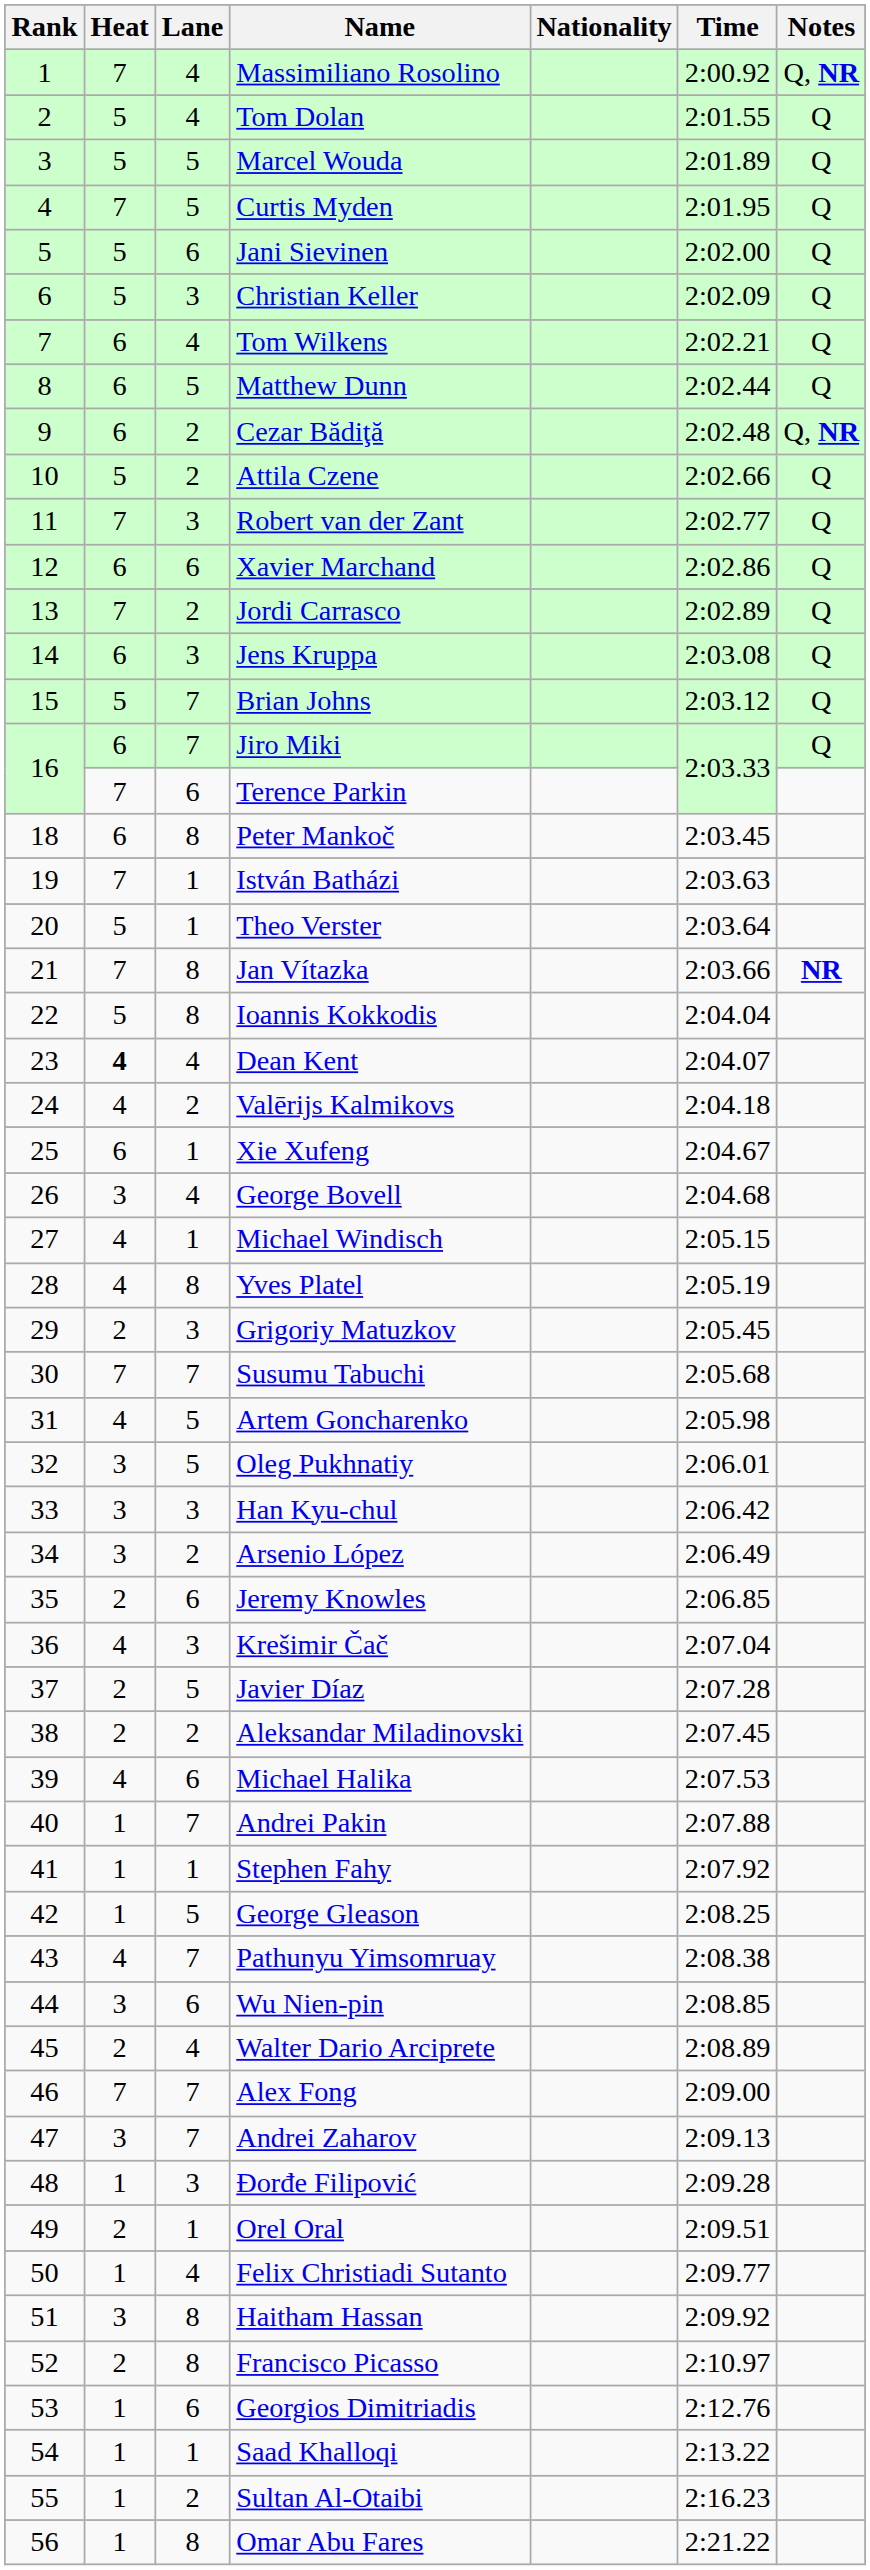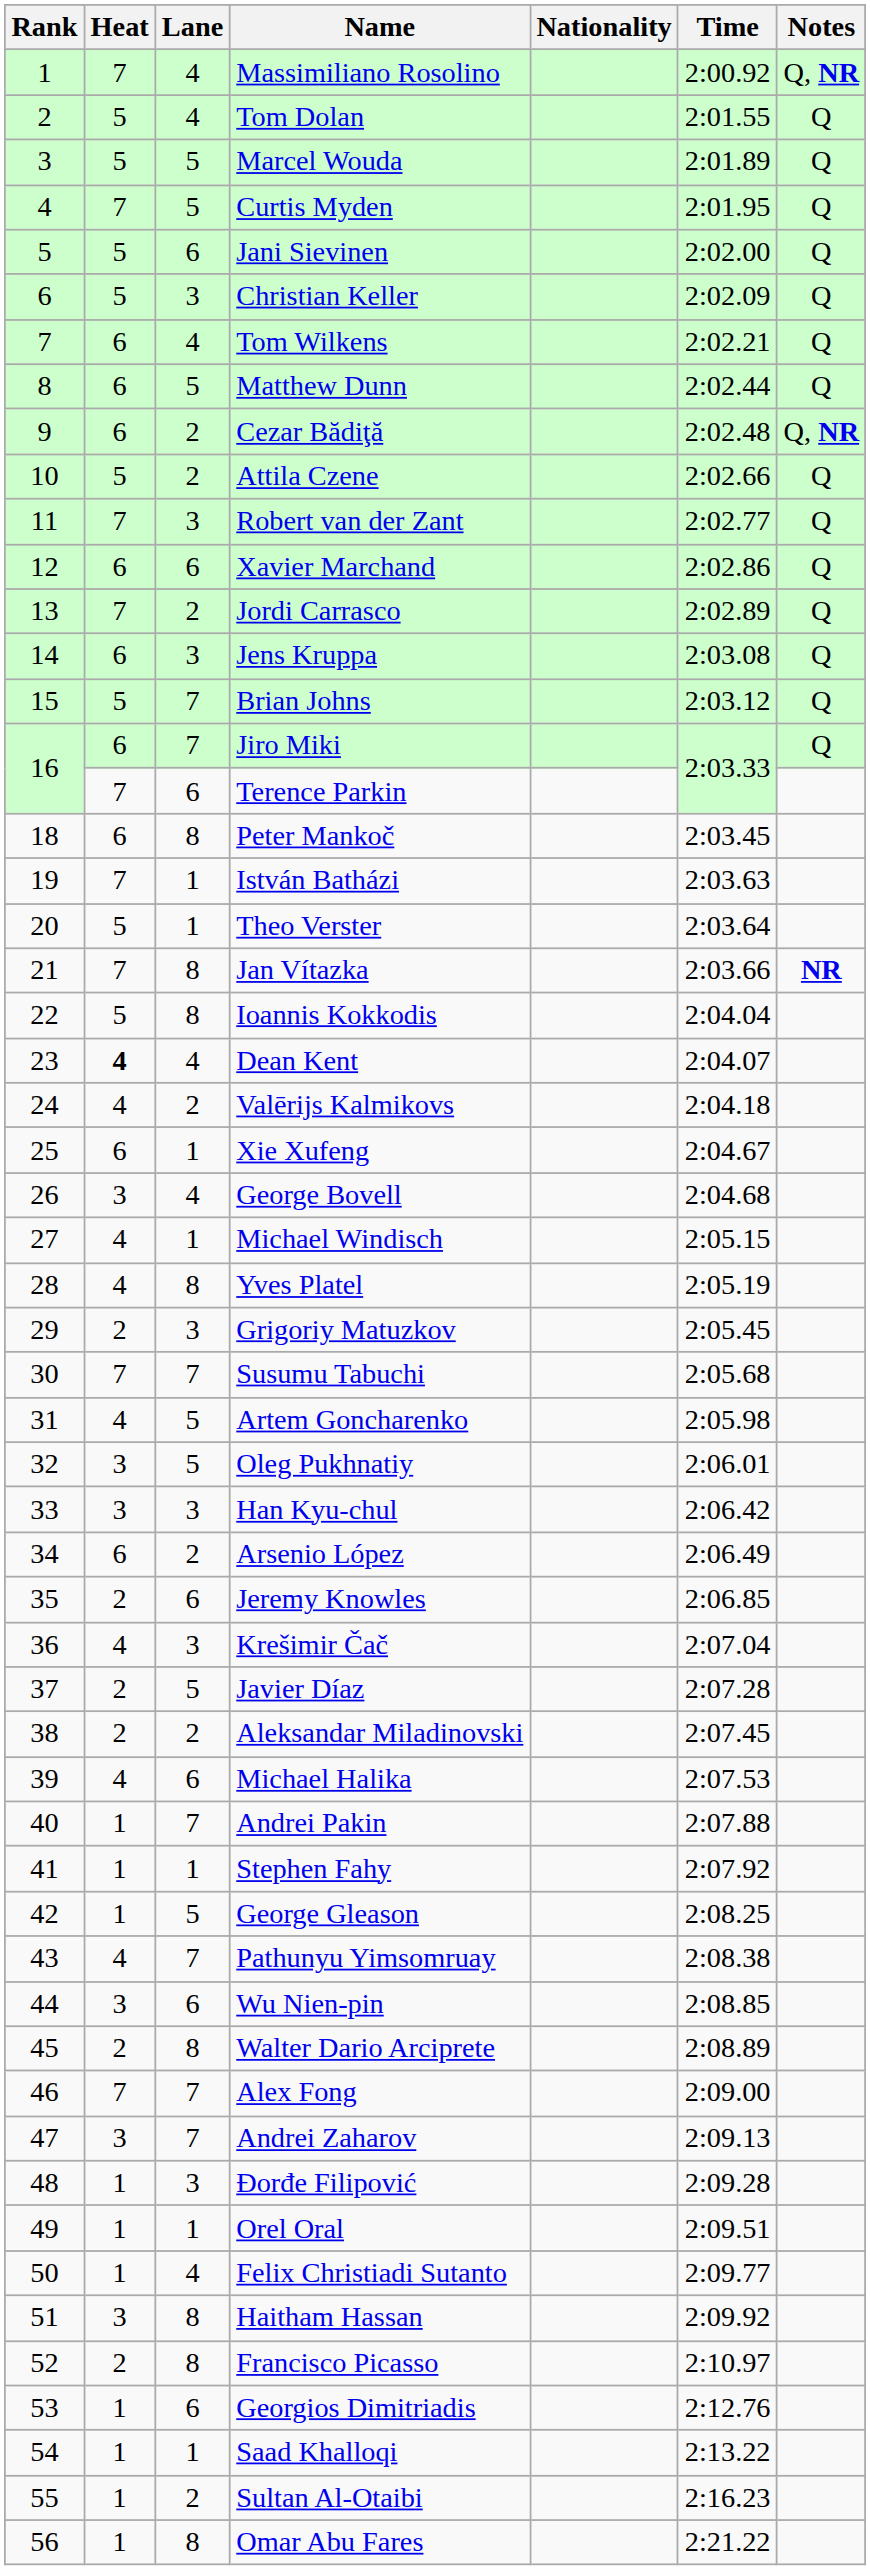(120, 1554) 3 -> (120, 1554) 6
(193, 2048) 4 -> (193, 2048) 8
(120, 2227) 2 -> (120, 2227) 1
